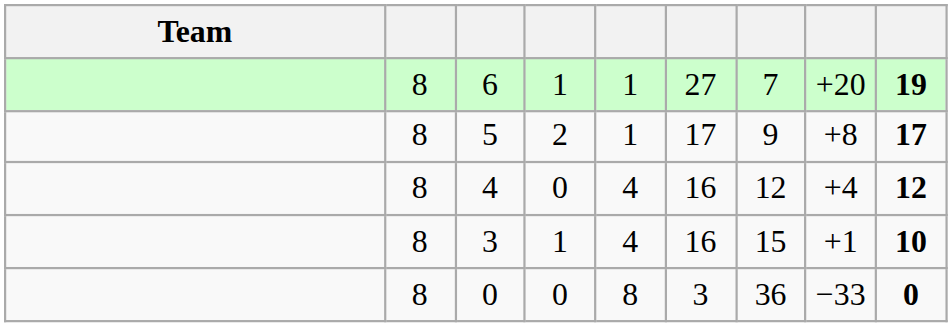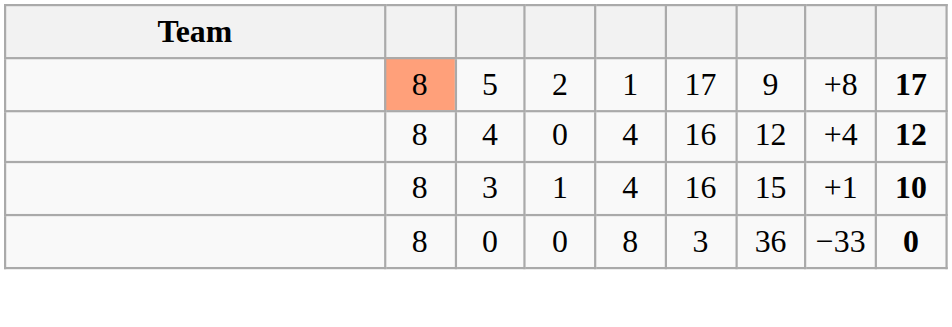- row: (490, 83)
(420, 136) no background -> (420, 83) lightsalmon background
